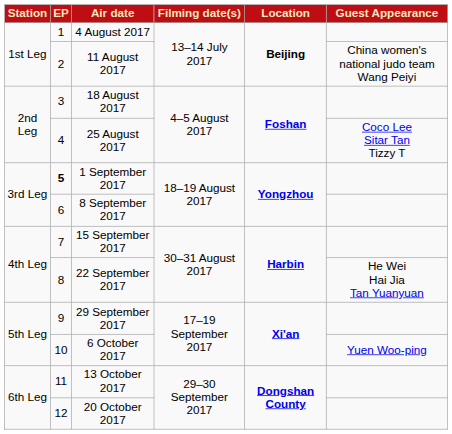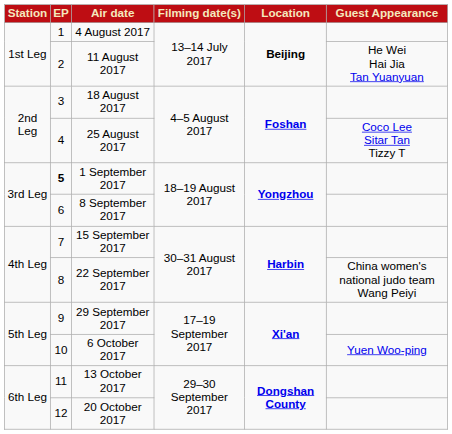(387, 63) China women's national judo team Wang Peiyi -> (387, 63) He Wei Hai Jia Tan Yuanyuan
(387, 280) He Wei Hai Jia Tan Yuanyuan -> (387, 280) China women's national judo team Wang Peiyi
